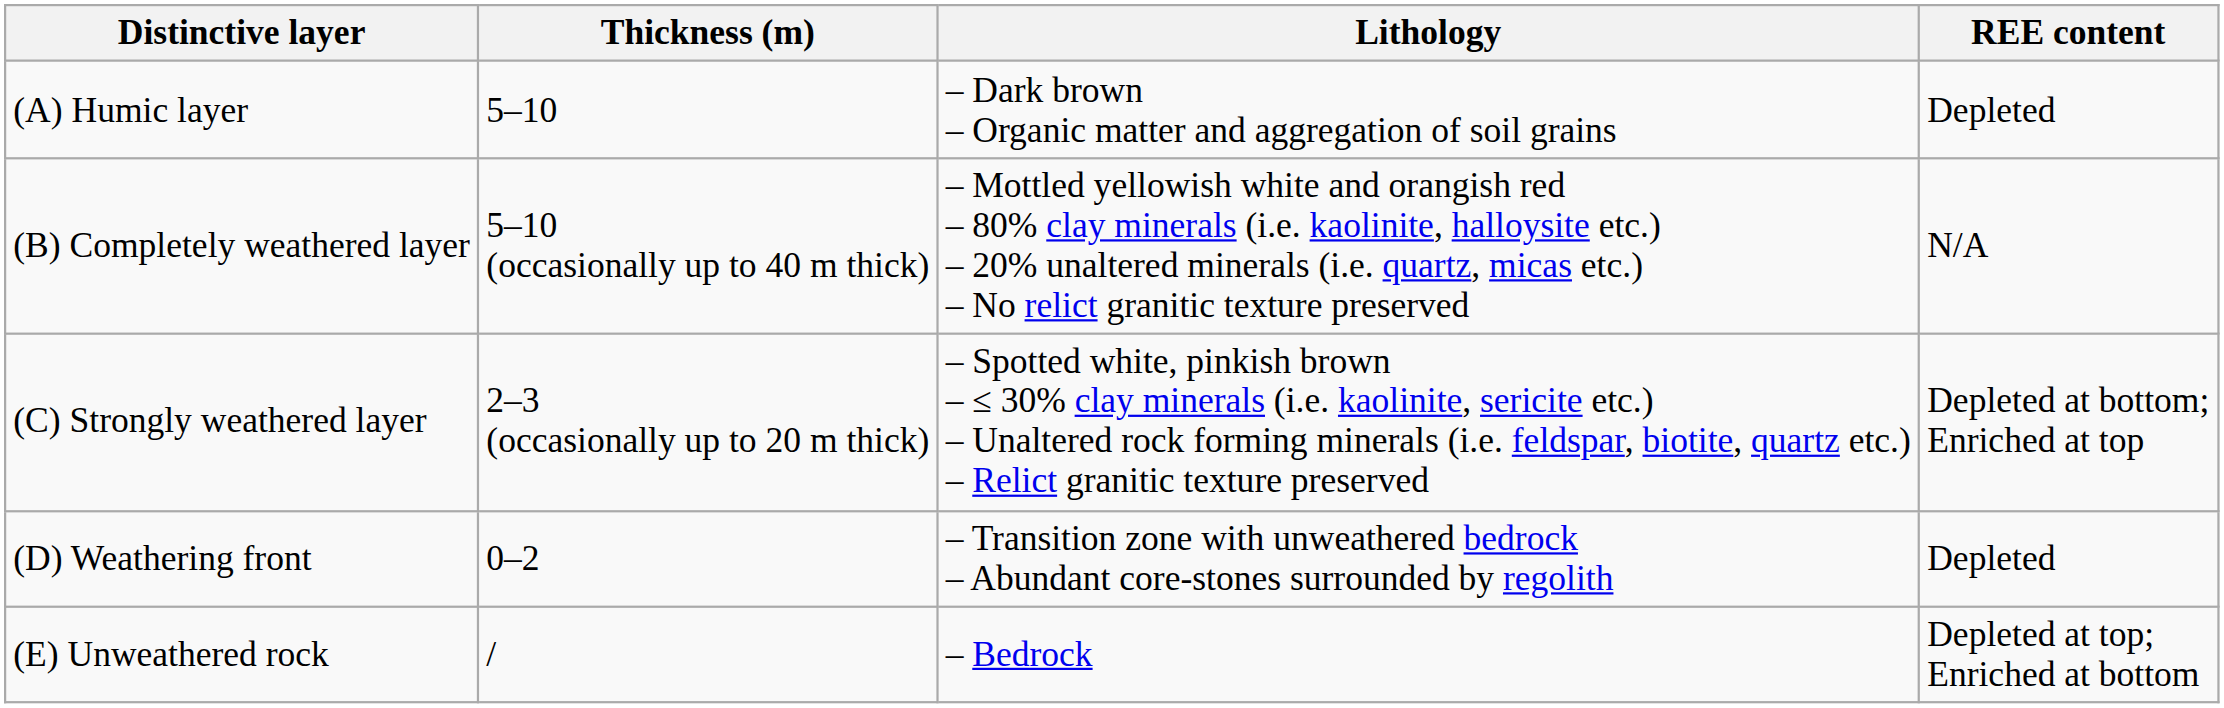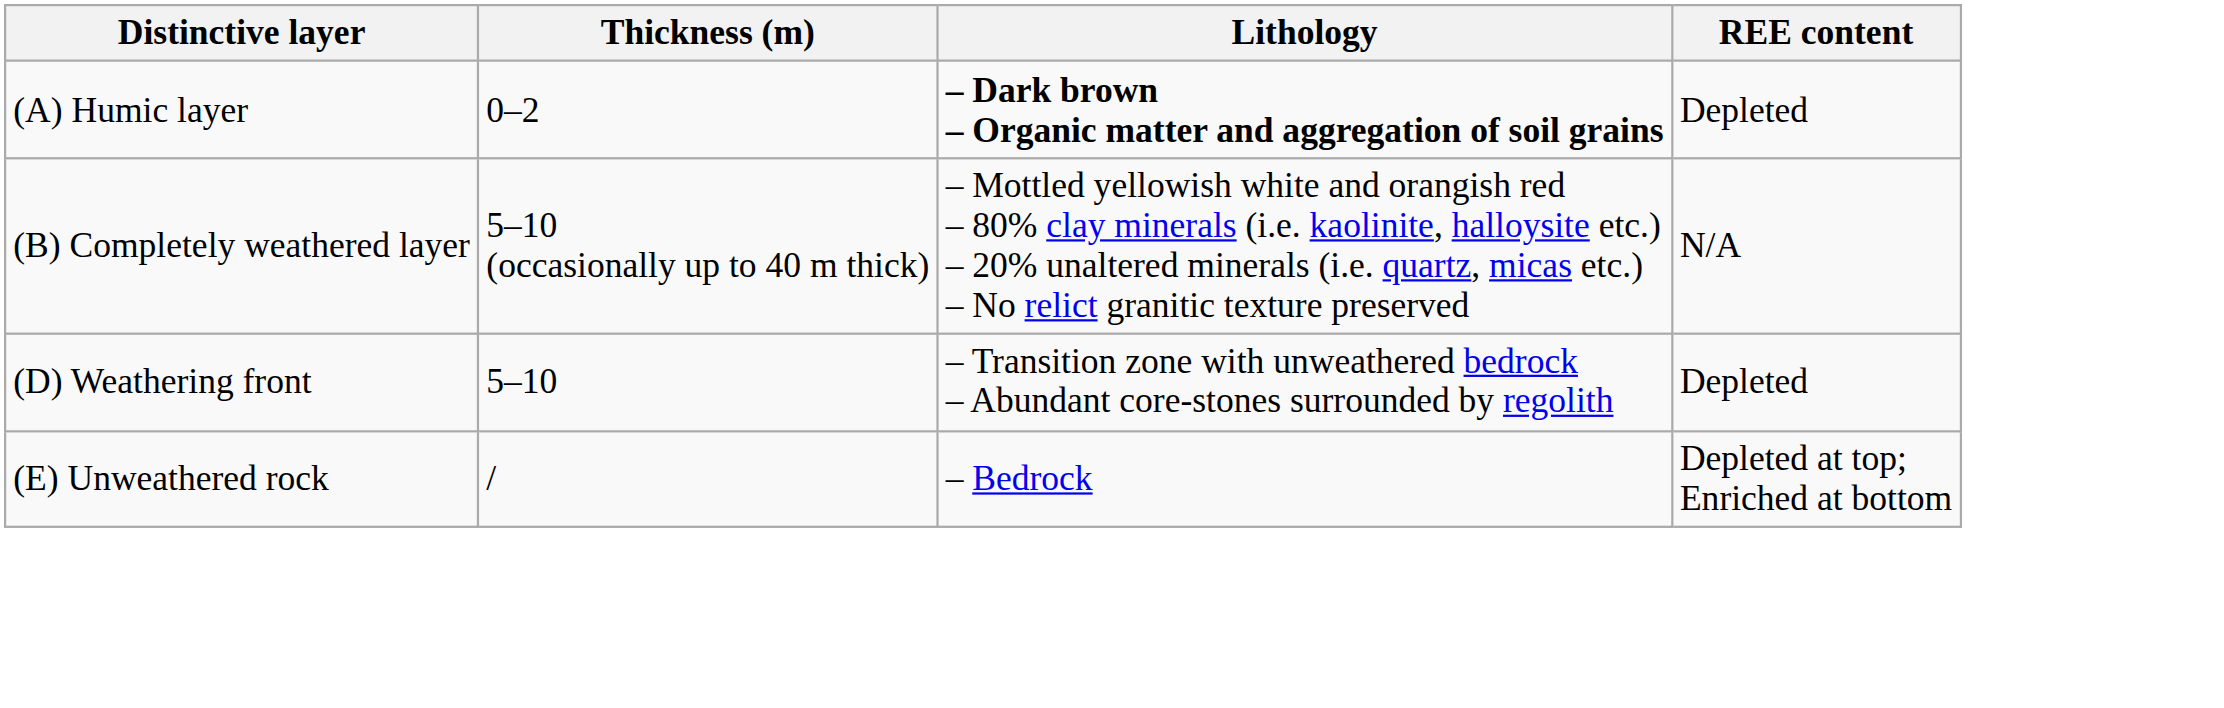(522, 108) 5–10 -> (513, 108) 0–2
(1281, 108) normal -> (1305, 108) bold
- row: (220, 421)
(513, 557) 0–2 -> (522, 381) 5–10
